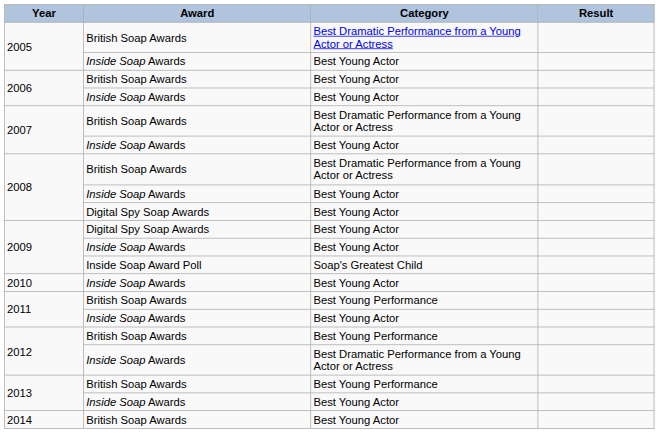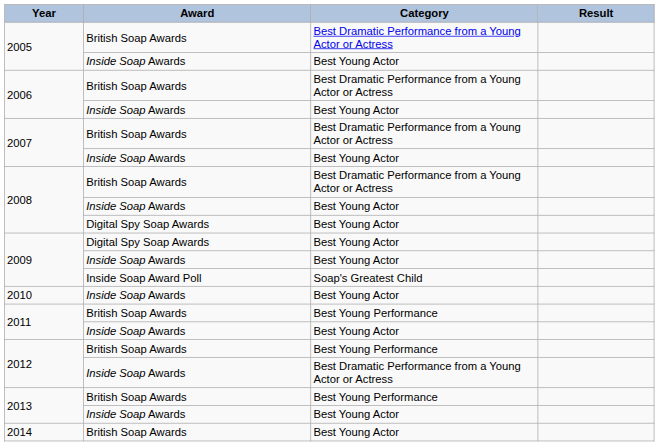(356, 79) Best Young Actor -> (417, 86) Best Dramatic Performance from a Young Actor or Actress
